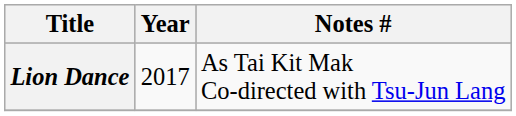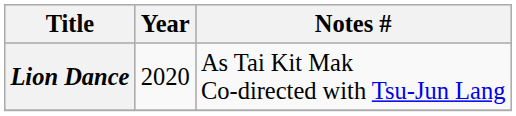(165, 76) 2017 -> (165, 76) 2020
